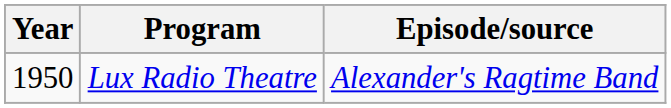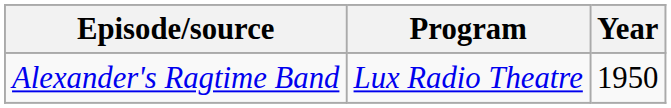columns swapped: (43, 28) <-> (495, 28)
